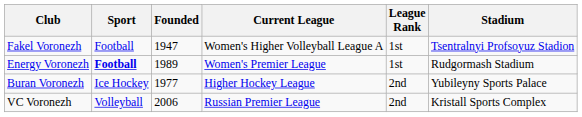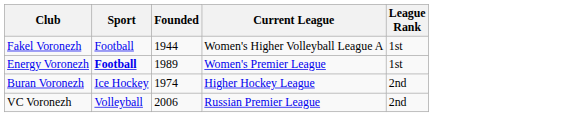- column: (503, 20)
(166, 45) 1947 -> (166, 45) 1944
(166, 83) 1977 -> (166, 83) 1974
